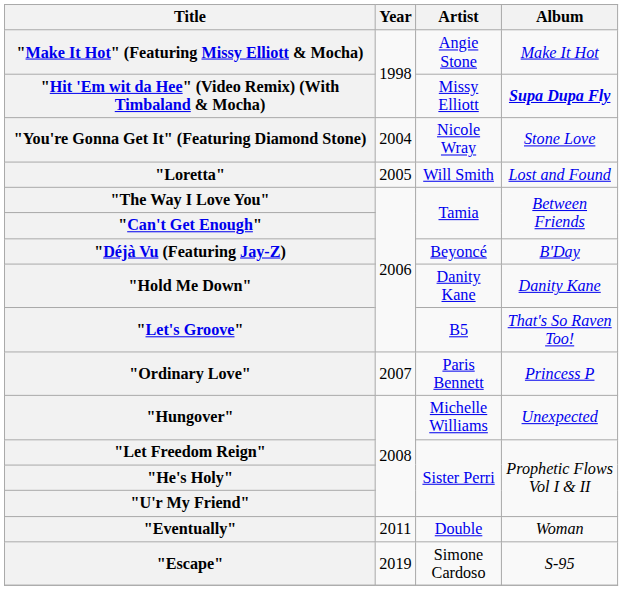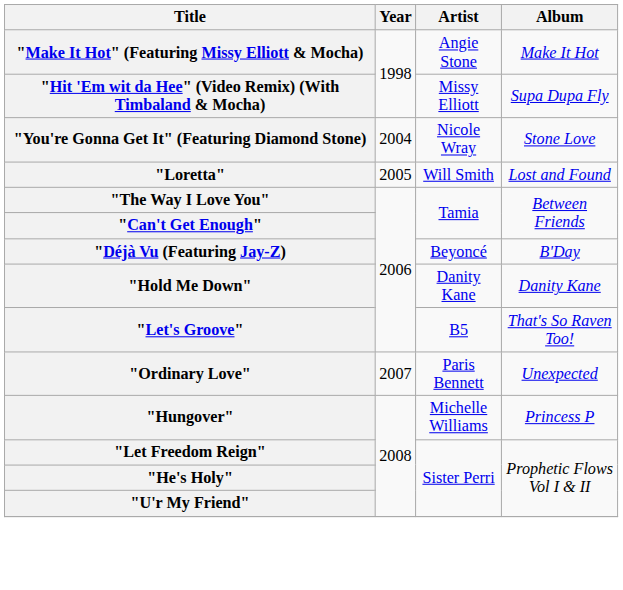(560, 95) bold -> (560, 95) normal
(560, 373) Princess P -> (560, 373) Unexpected
(560, 417) Unexpected -> (560, 417) Princess P
- row: (190, 529)
- row: (190, 563)
